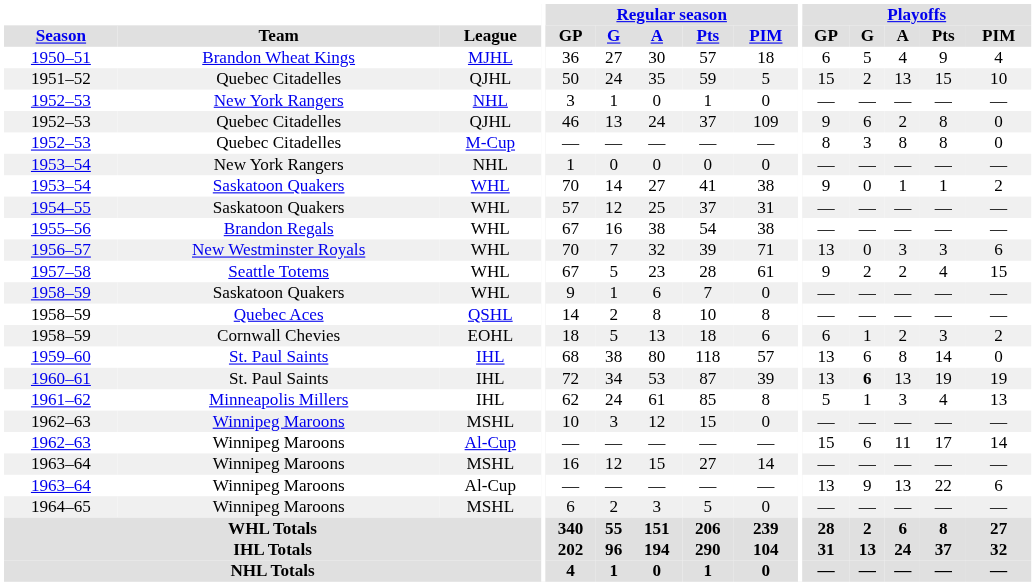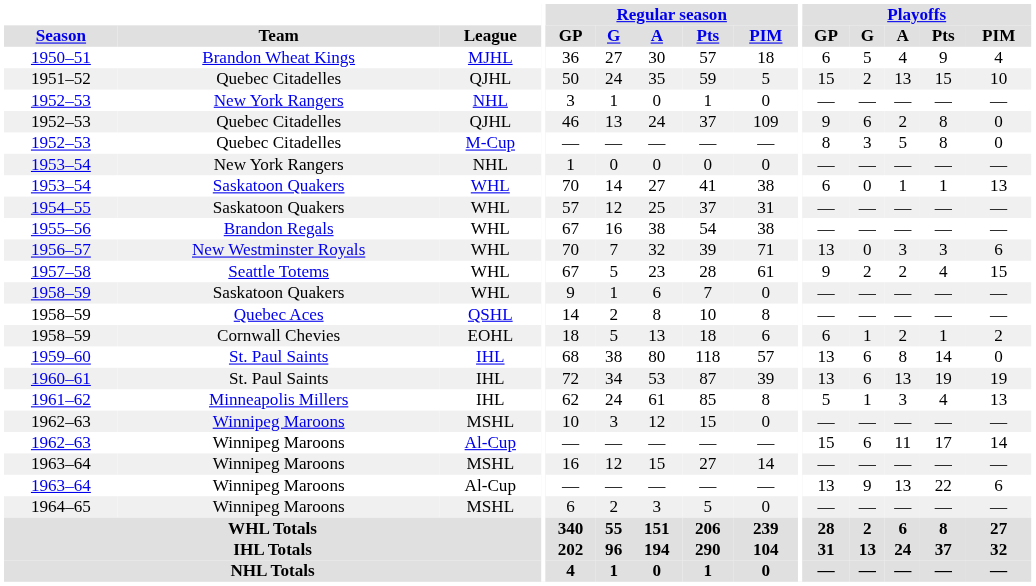(903, 143) 8 -> (903, 143) 5
(826, 185) 9 -> (826, 185) 6
(999, 185) 2 -> (999, 185) 13
(943, 335) 3 -> (943, 335) 1
(867, 378) bold -> (867, 378) normal
